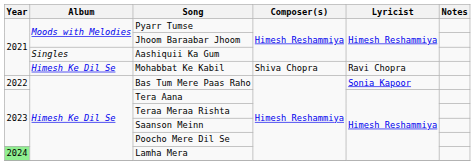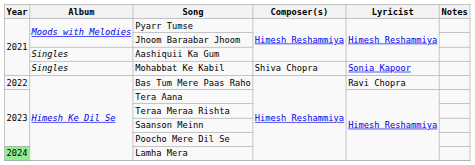(73, 68) Himesh Ke Dil Se -> (50, 68) Singles
(377, 68) Ravi Chopra -> (380, 68) Sonia Kapoor
(380, 82) Sonia Kapoor -> (377, 82) Ravi Chopra
